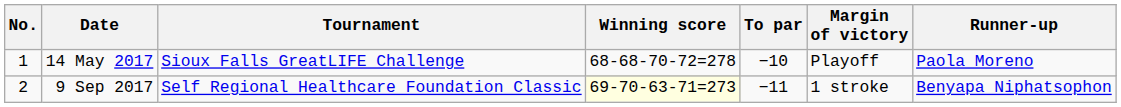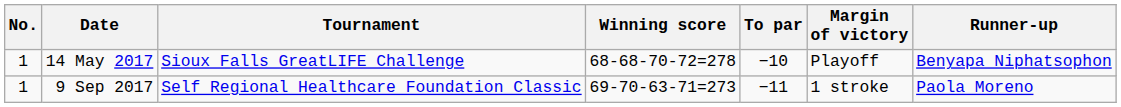(975, 63) Paola Moreno -> (1014, 63) Benyapa Niphatsophon
(23, 89) 2 -> (23, 89) 1
(663, 89) lightyellow background -> (663, 89) no background
(1014, 89) Benyapa Niphatsophon -> (975, 89) Paola Moreno
